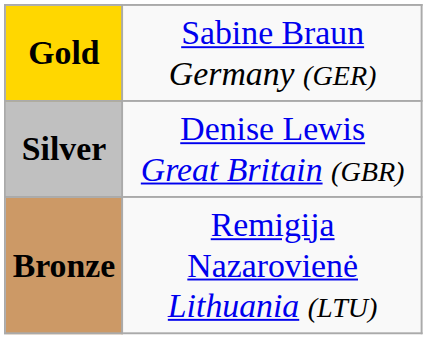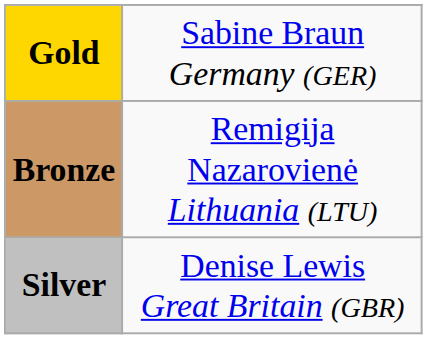rows swapped: (64, 148) <-> (64, 264)
